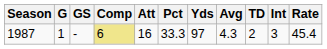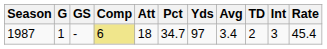(145, 34) 16 -> (145, 34) 18
(173, 34) 33.3 -> (173, 34) 34.7
(228, 34) 4.3 -> (228, 34) 3.4
